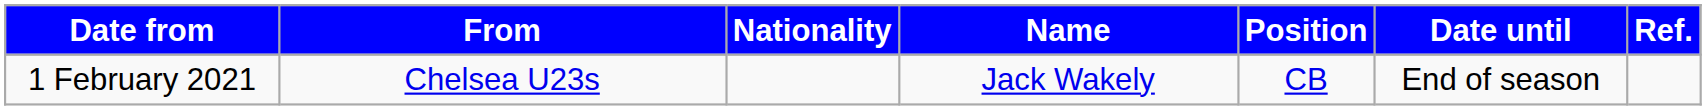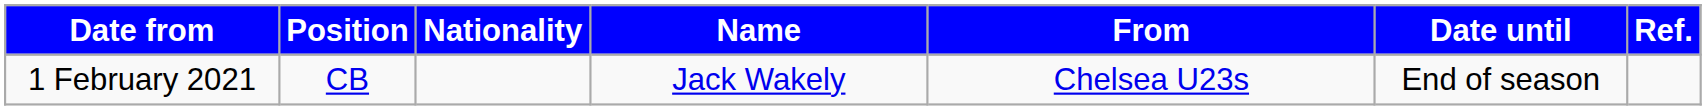columns swapped: (1306, 30) <-> (502, 30)
